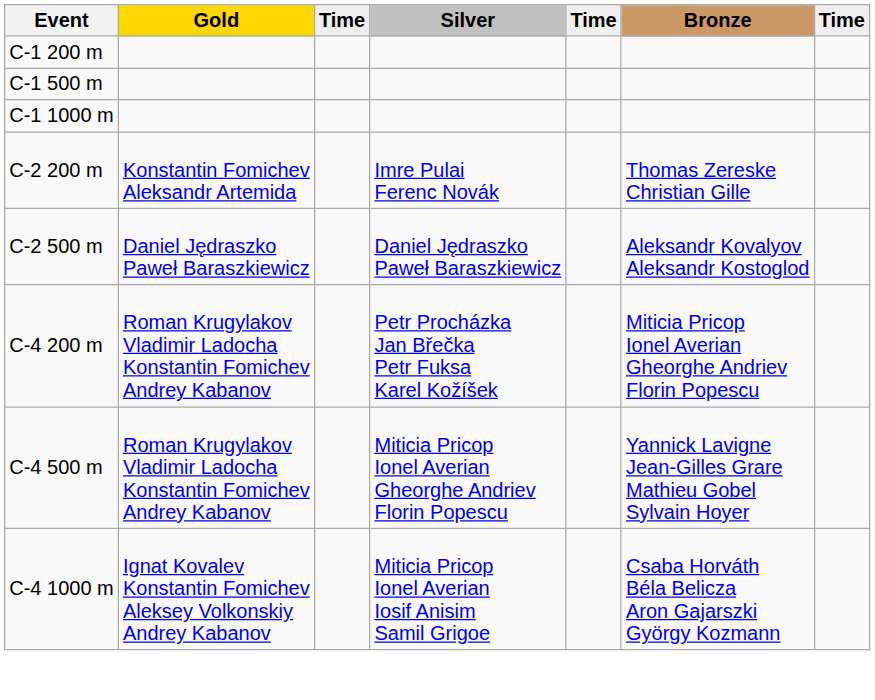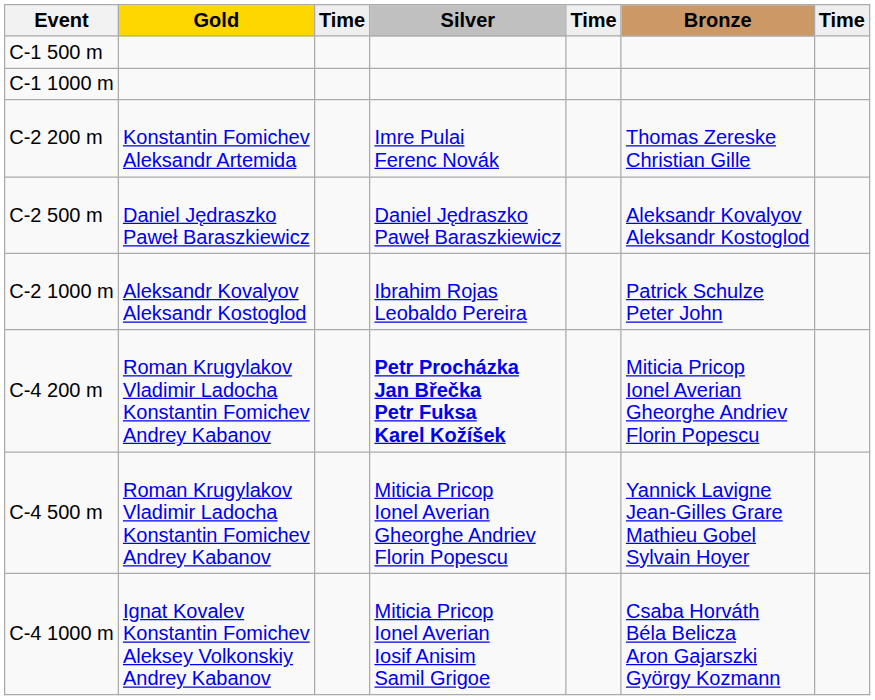- row: (56, 52)
+ row: (61, 291)
(443, 356) normal -> (447, 401) bold
